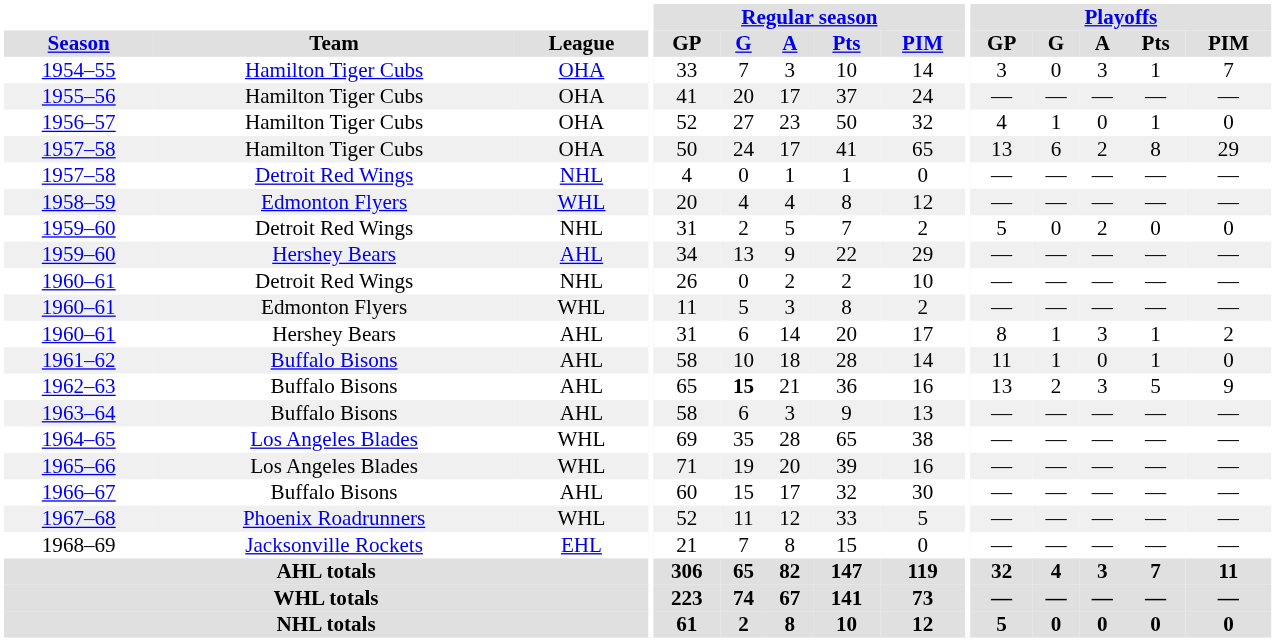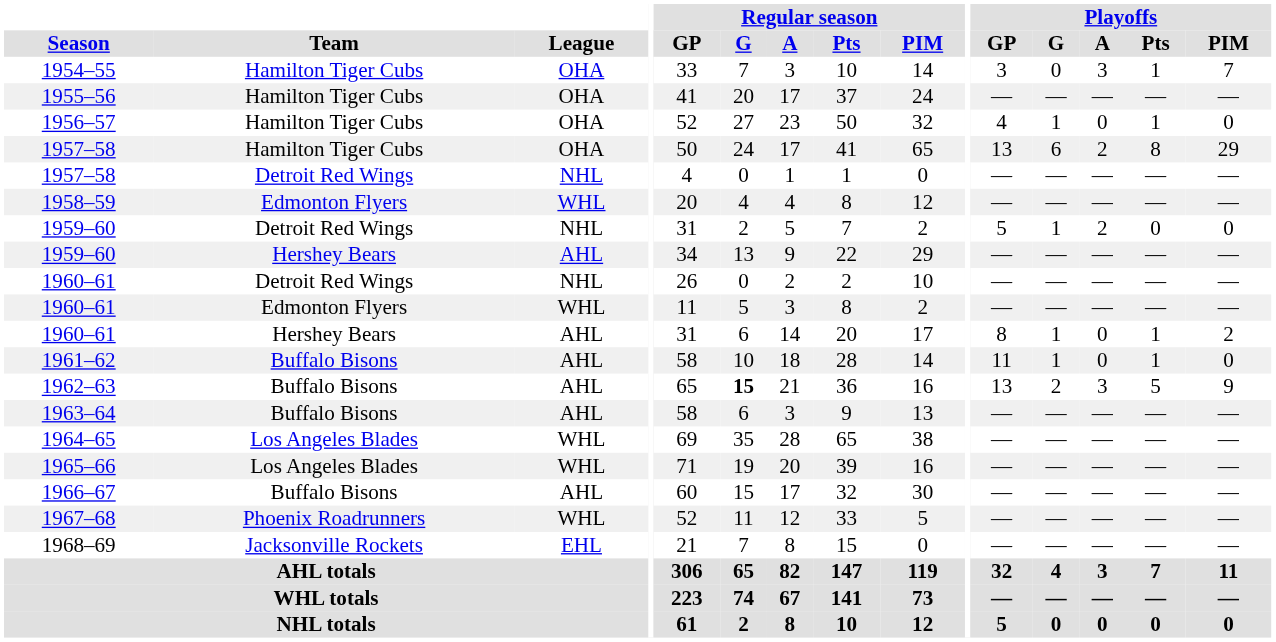(1056, 228) 0 -> (1056, 228) 1
(1102, 333) 3 -> (1102, 333) 0
